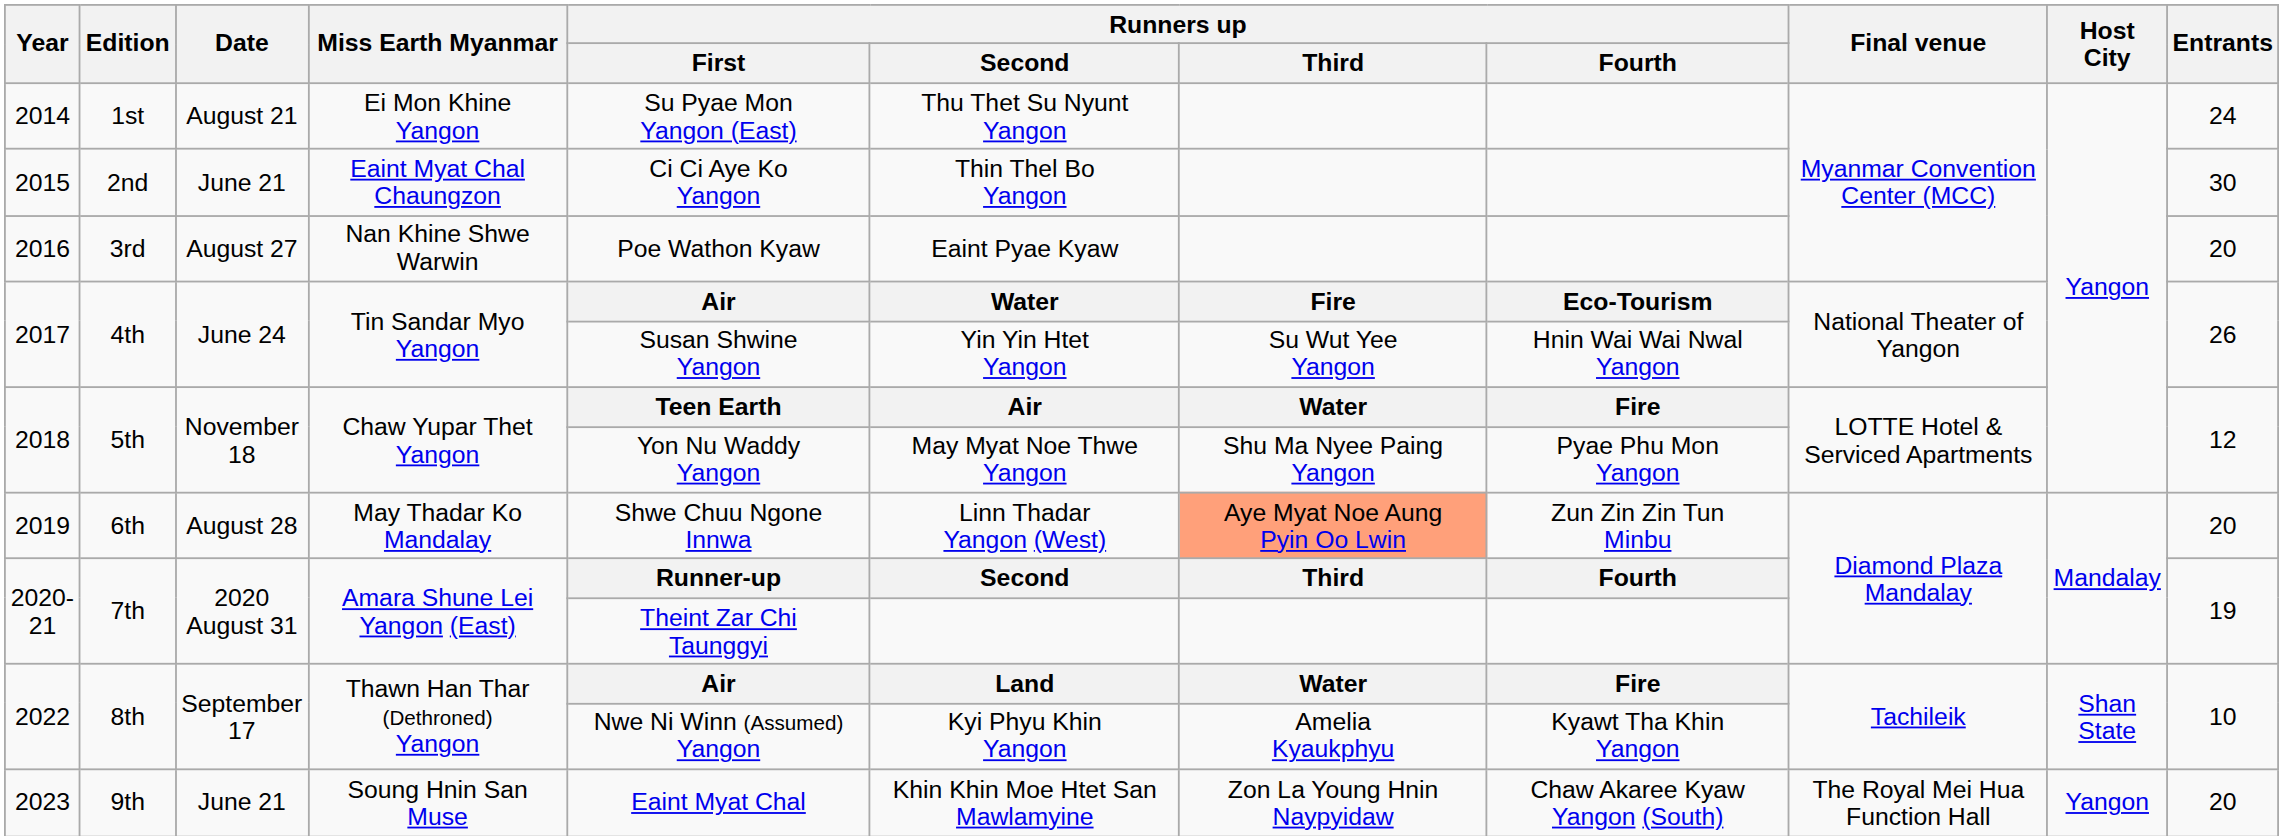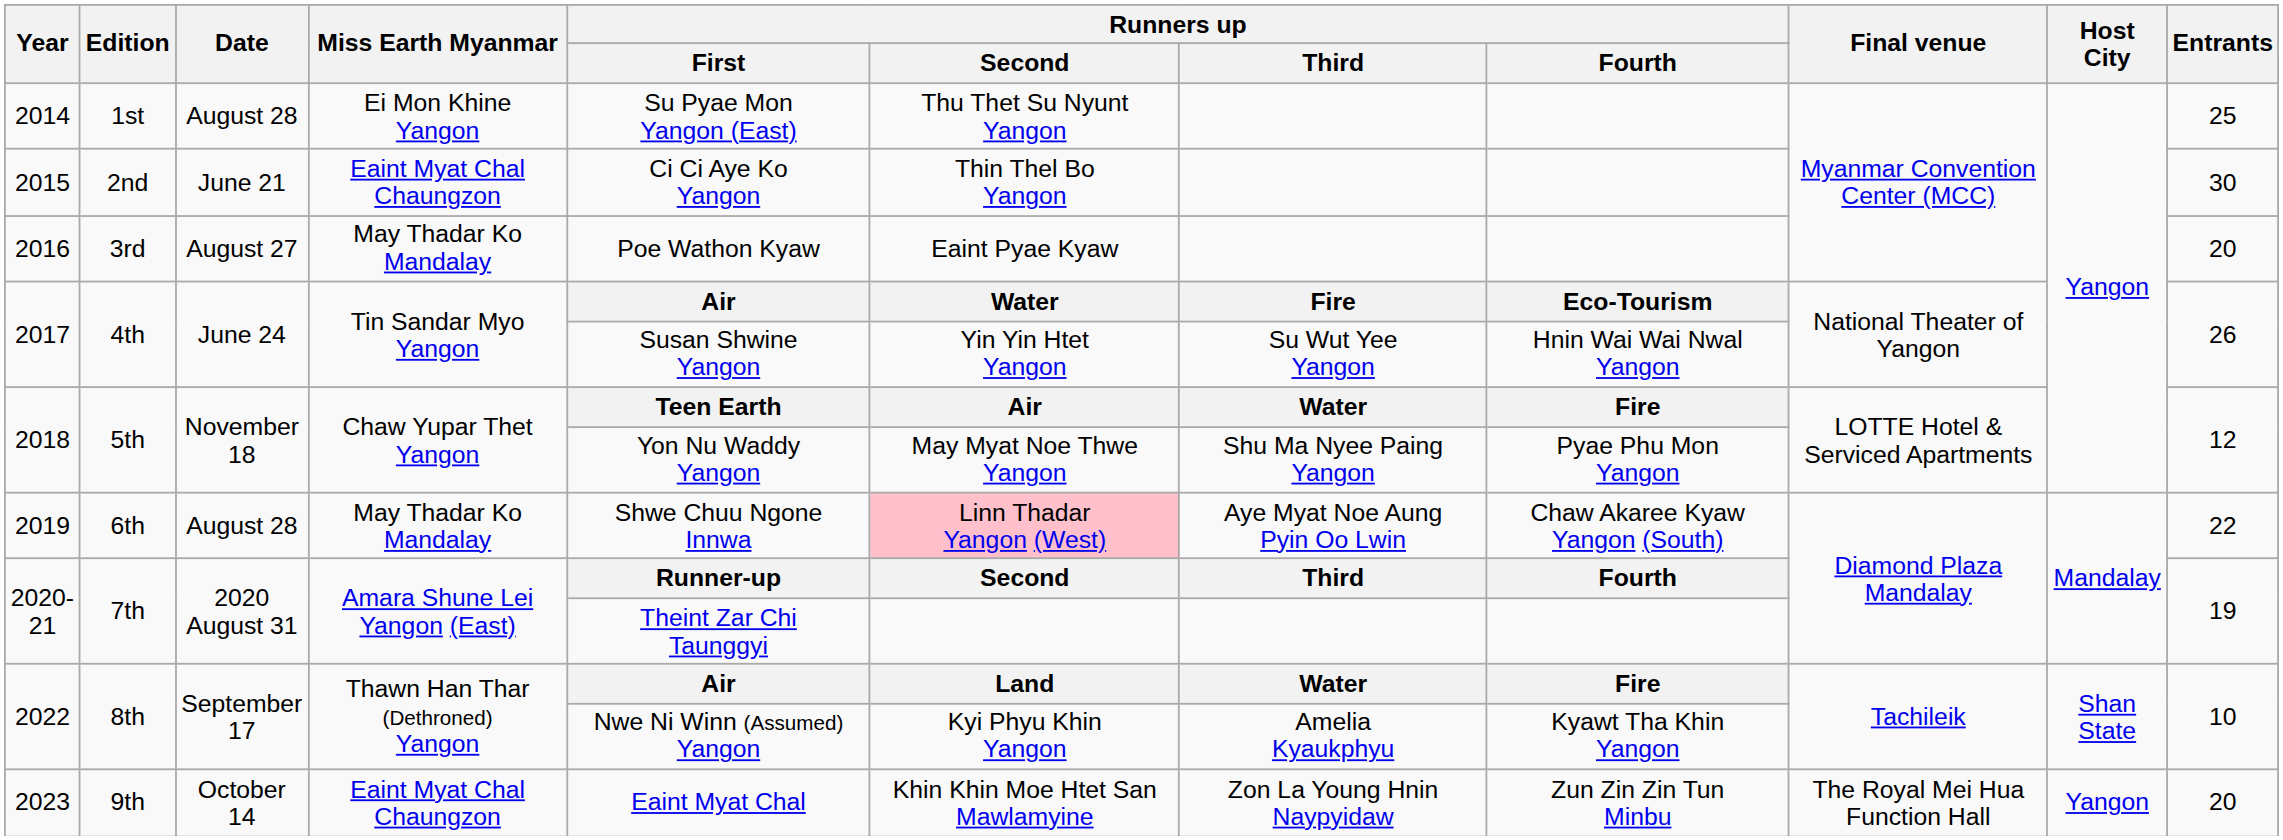(242, 116) August 21 -> (242, 116) August 28
(2223, 116) 24 -> (2223, 116) 25
(438, 248) Nan Khine Shwe Warwin -> (438, 248) May Thadar Ko Mandalay
(1025, 525) no background -> (1025, 525) pink background
(1333, 525) lightsalmon background -> (1333, 525) no background
(1638, 525) Zun Zin Zin Tun Minbu -> (1638, 525) Chaw Akaree Kyaw Yangon (South)
(2223, 525) 20 -> (2223, 525) 22
(242, 802) June 21 -> (242, 802) October 14
(438, 802) Soung Hnin San Muse -> (438, 802) Eaint Myat Chal Chaungzon
(1638, 802) Chaw Akaree Kyaw Yangon (South) -> (1638, 802) Zun Zin Zin Tun Minbu
